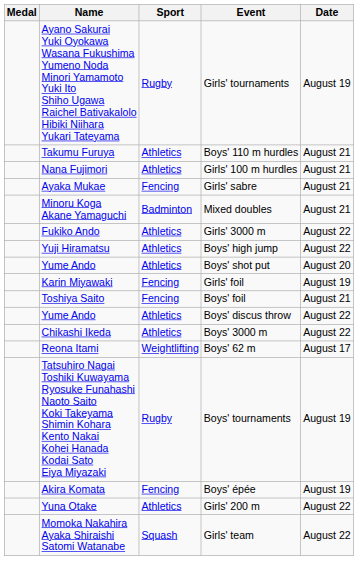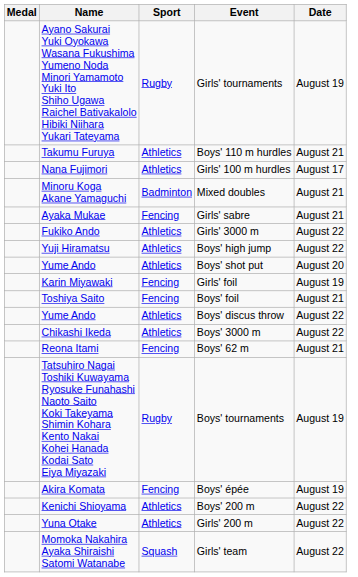(327, 170) August 21 -> (320, 170) August 17
rows swapped: (230, 186) <-> (238, 209)
(170, 349) Weightlifting -> (160, 349) Fencing
(327, 349) August 17 -> (320, 349) August 21
+ row: (226, 506)
